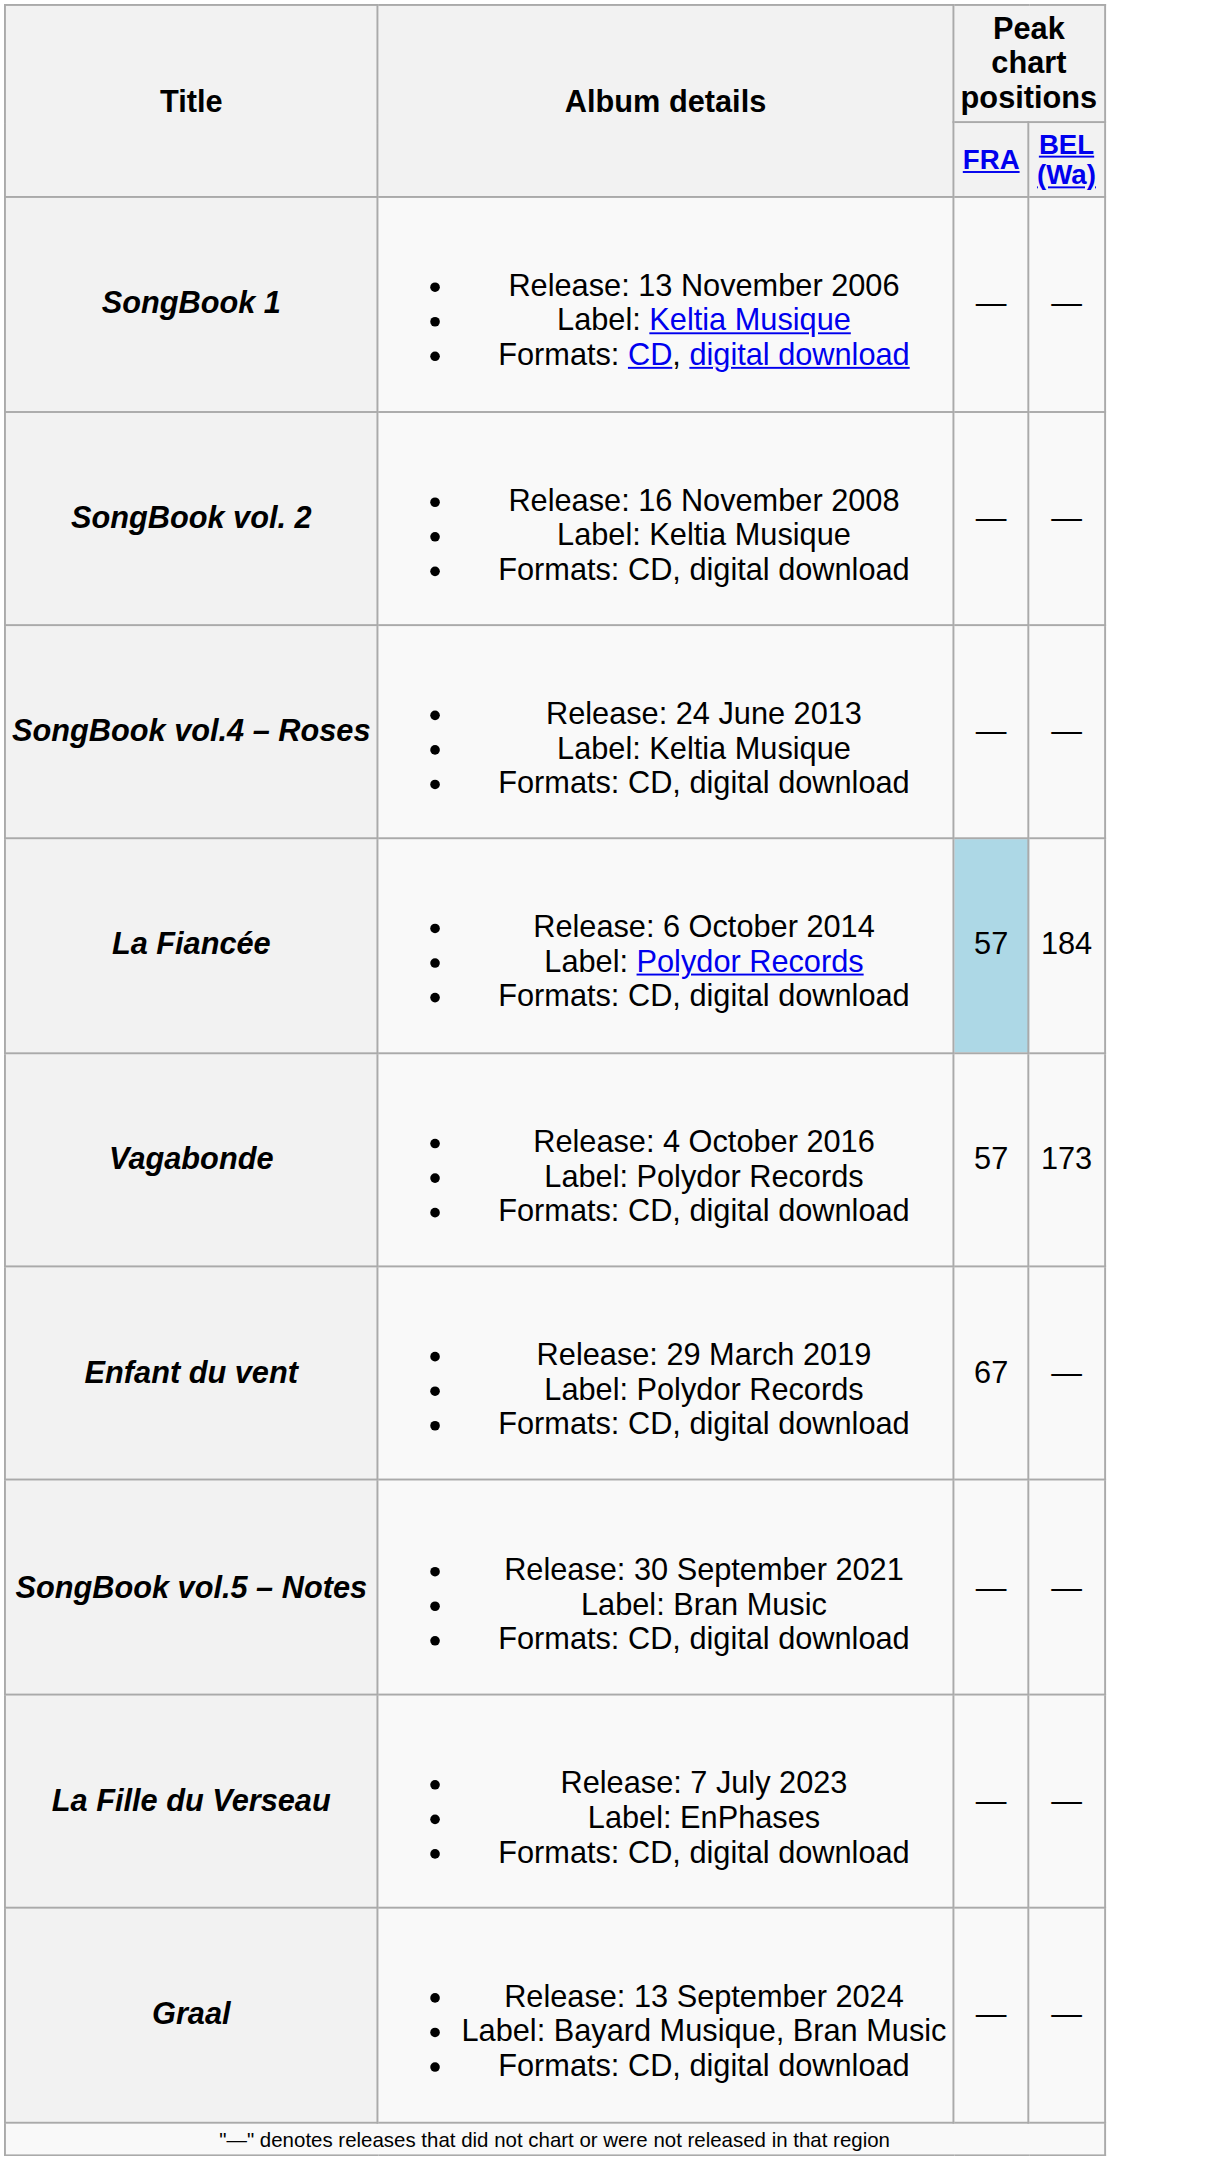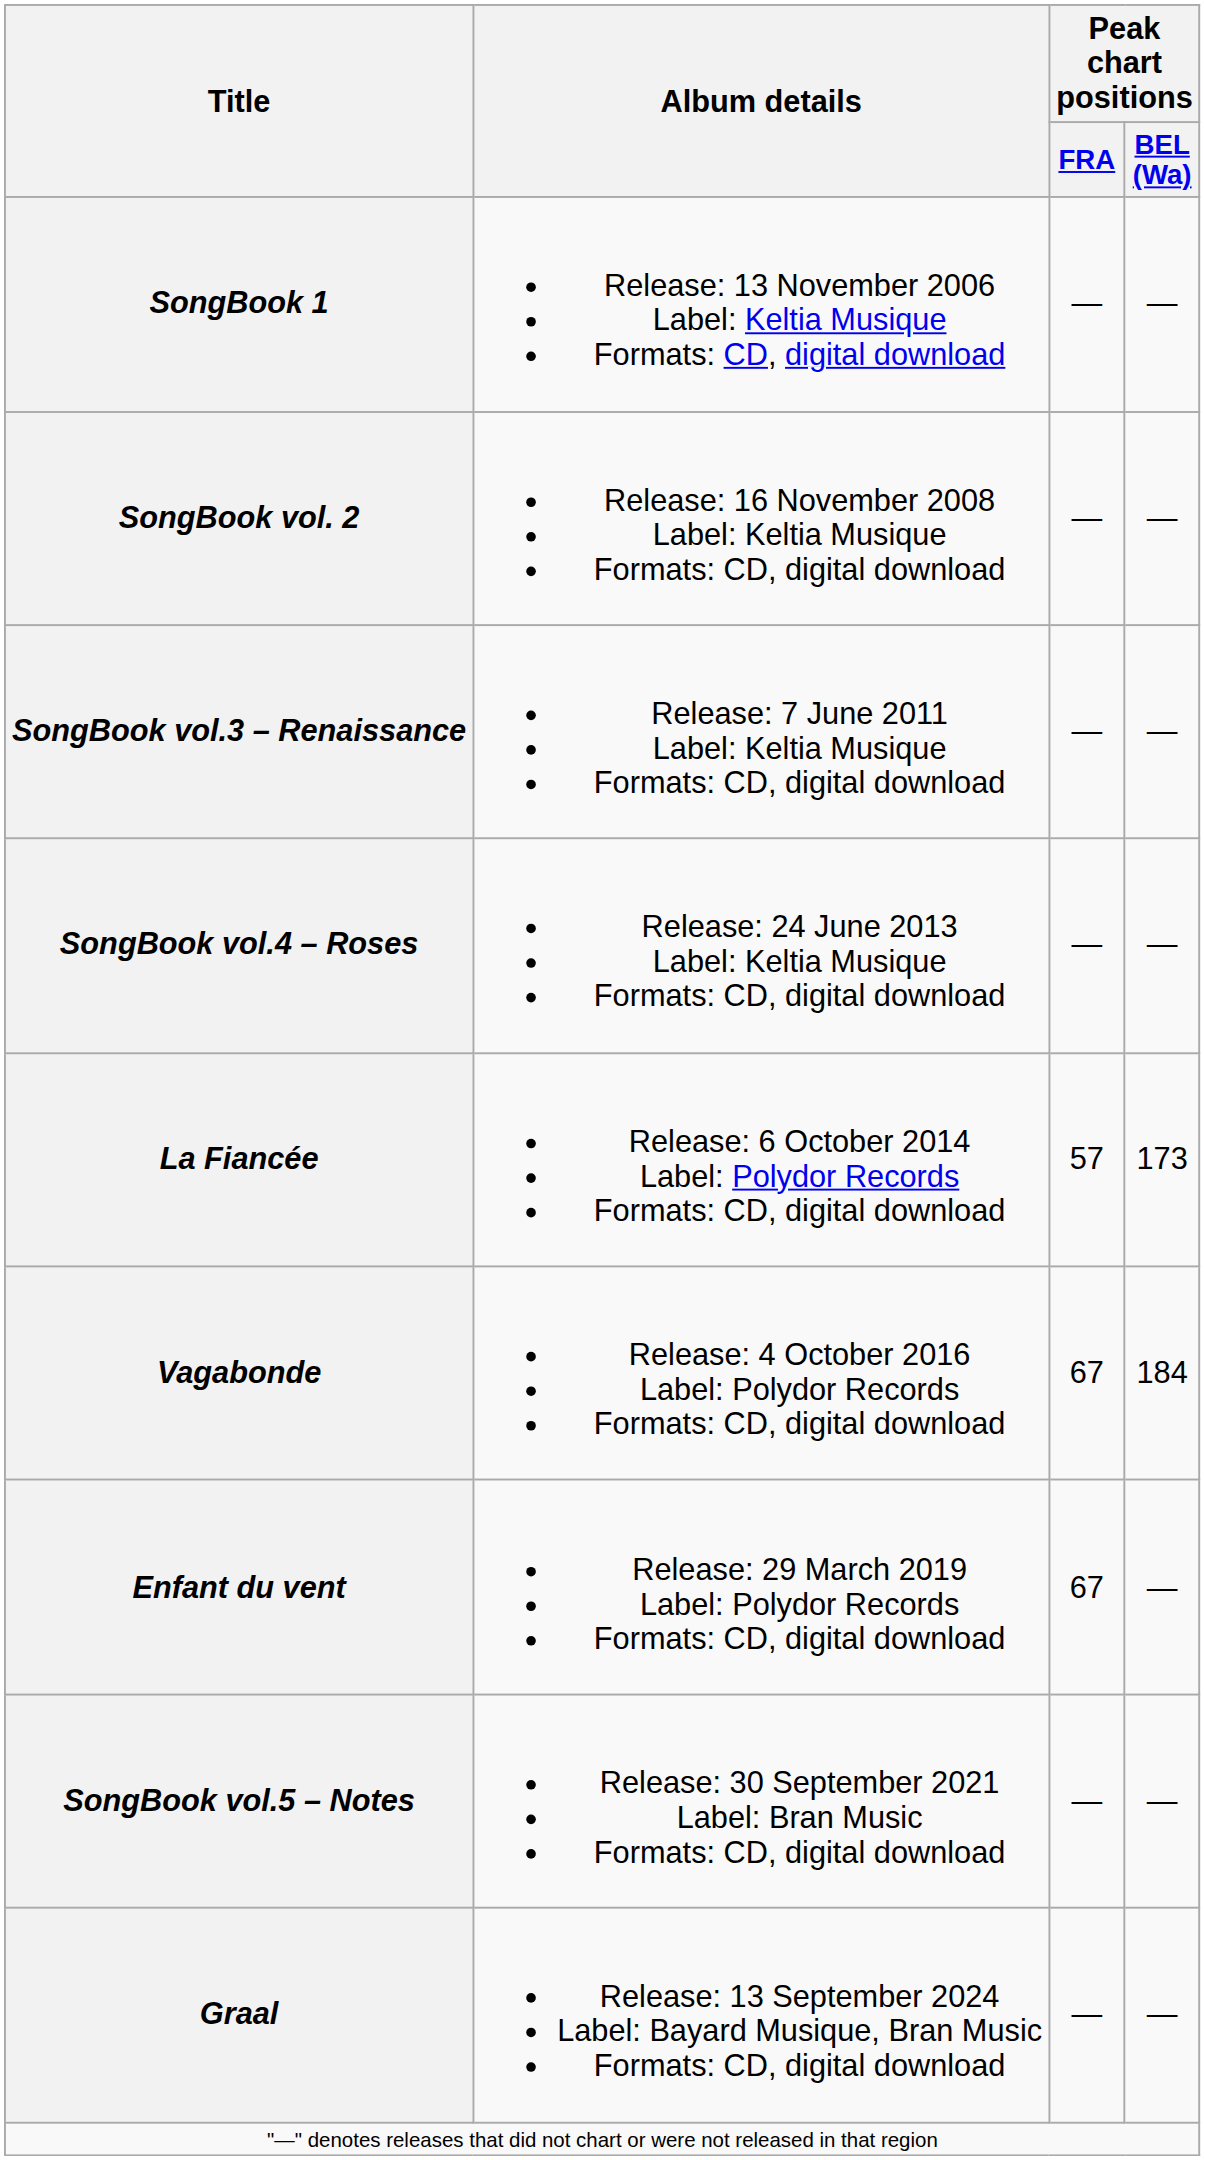+ row: (239, 731)
(991, 945) lightblue background -> (1087, 1159) no background
(1067, 945) 184 -> (1162, 1159) 173
(991, 1159) 57 -> (1087, 1372) 67
(1067, 1159) 173 -> (1162, 1372) 184
- row: (191, 1800)
